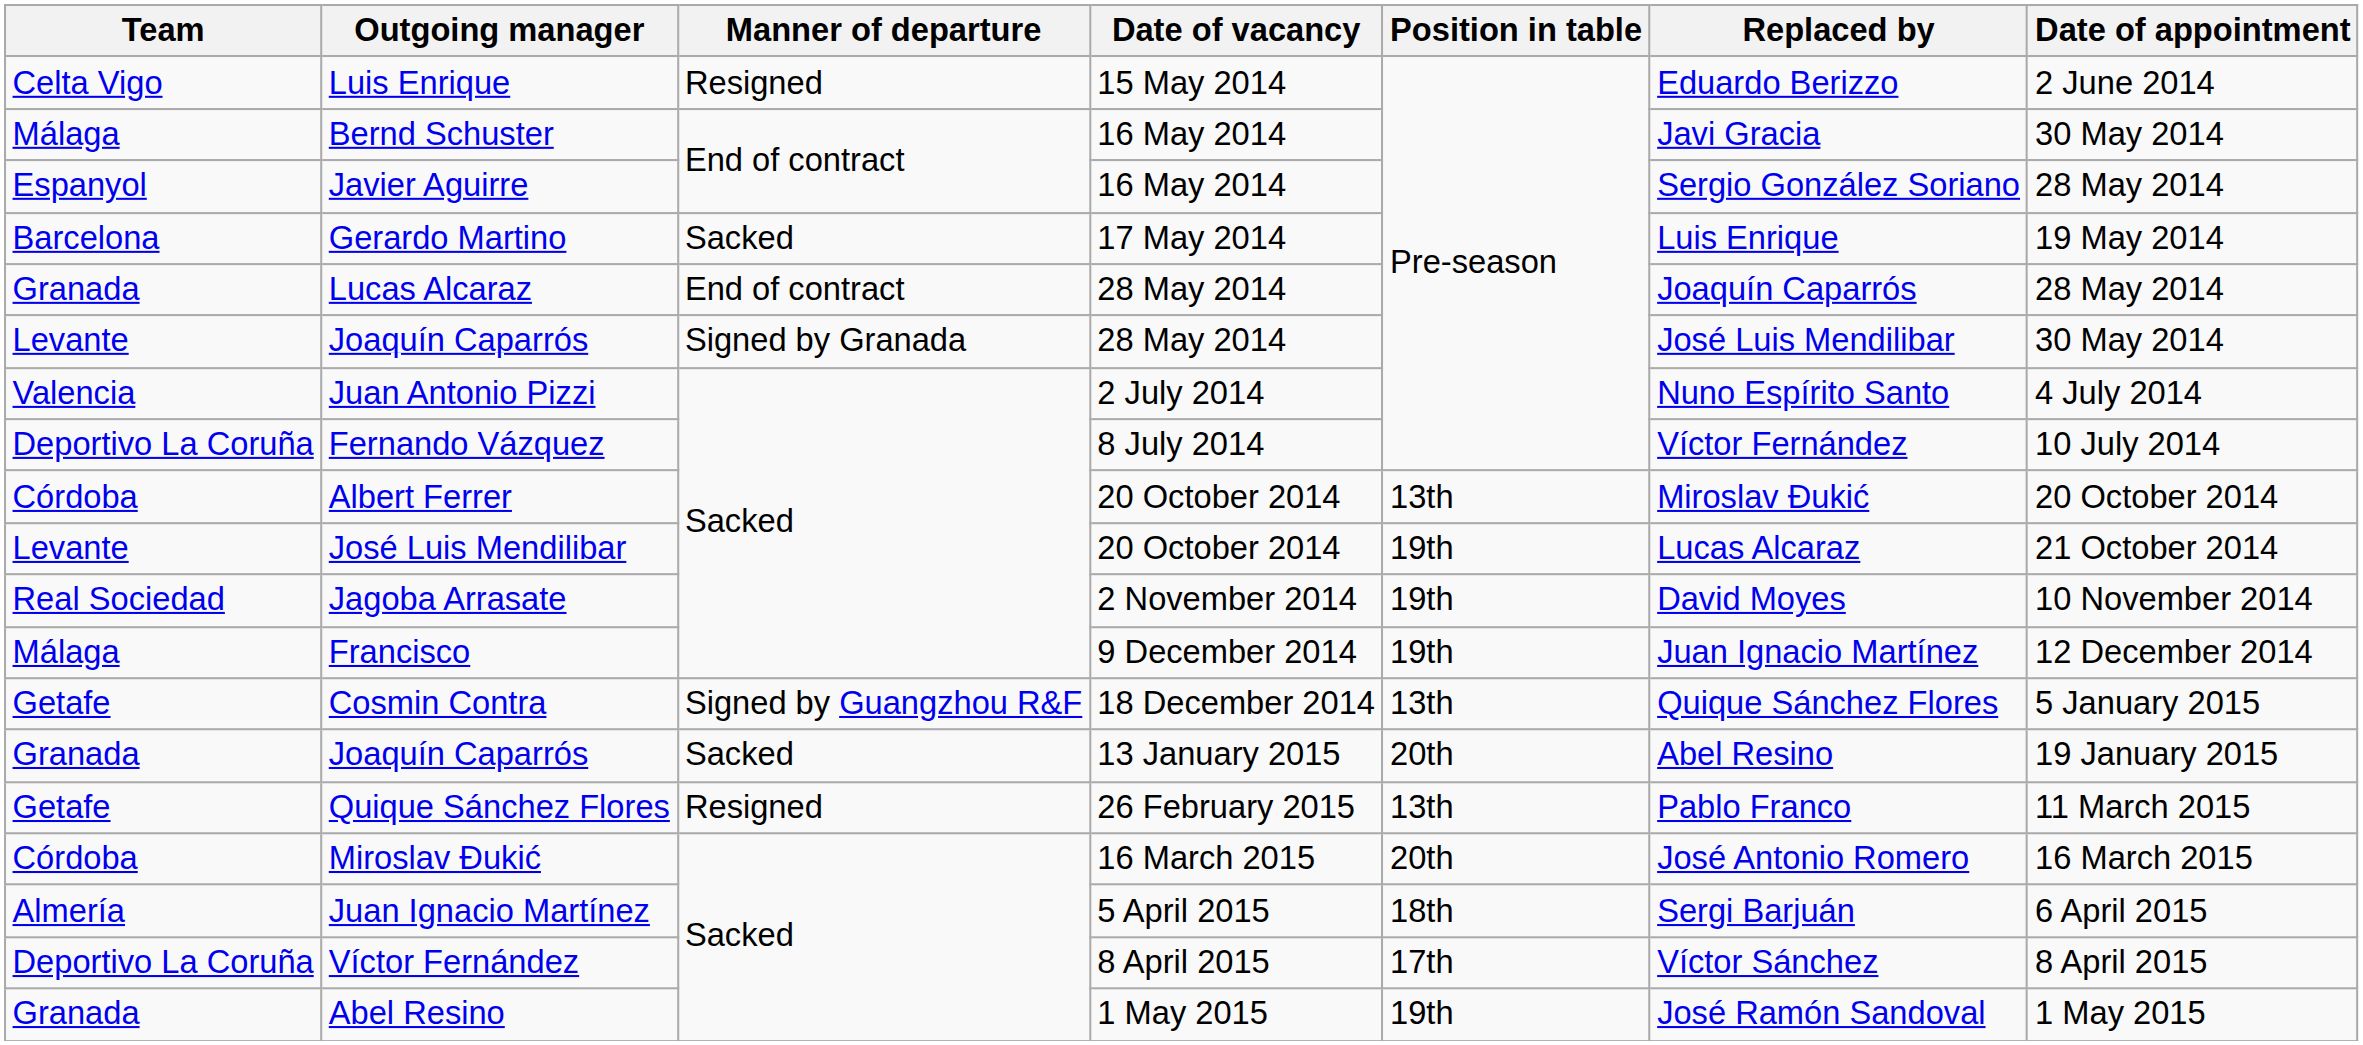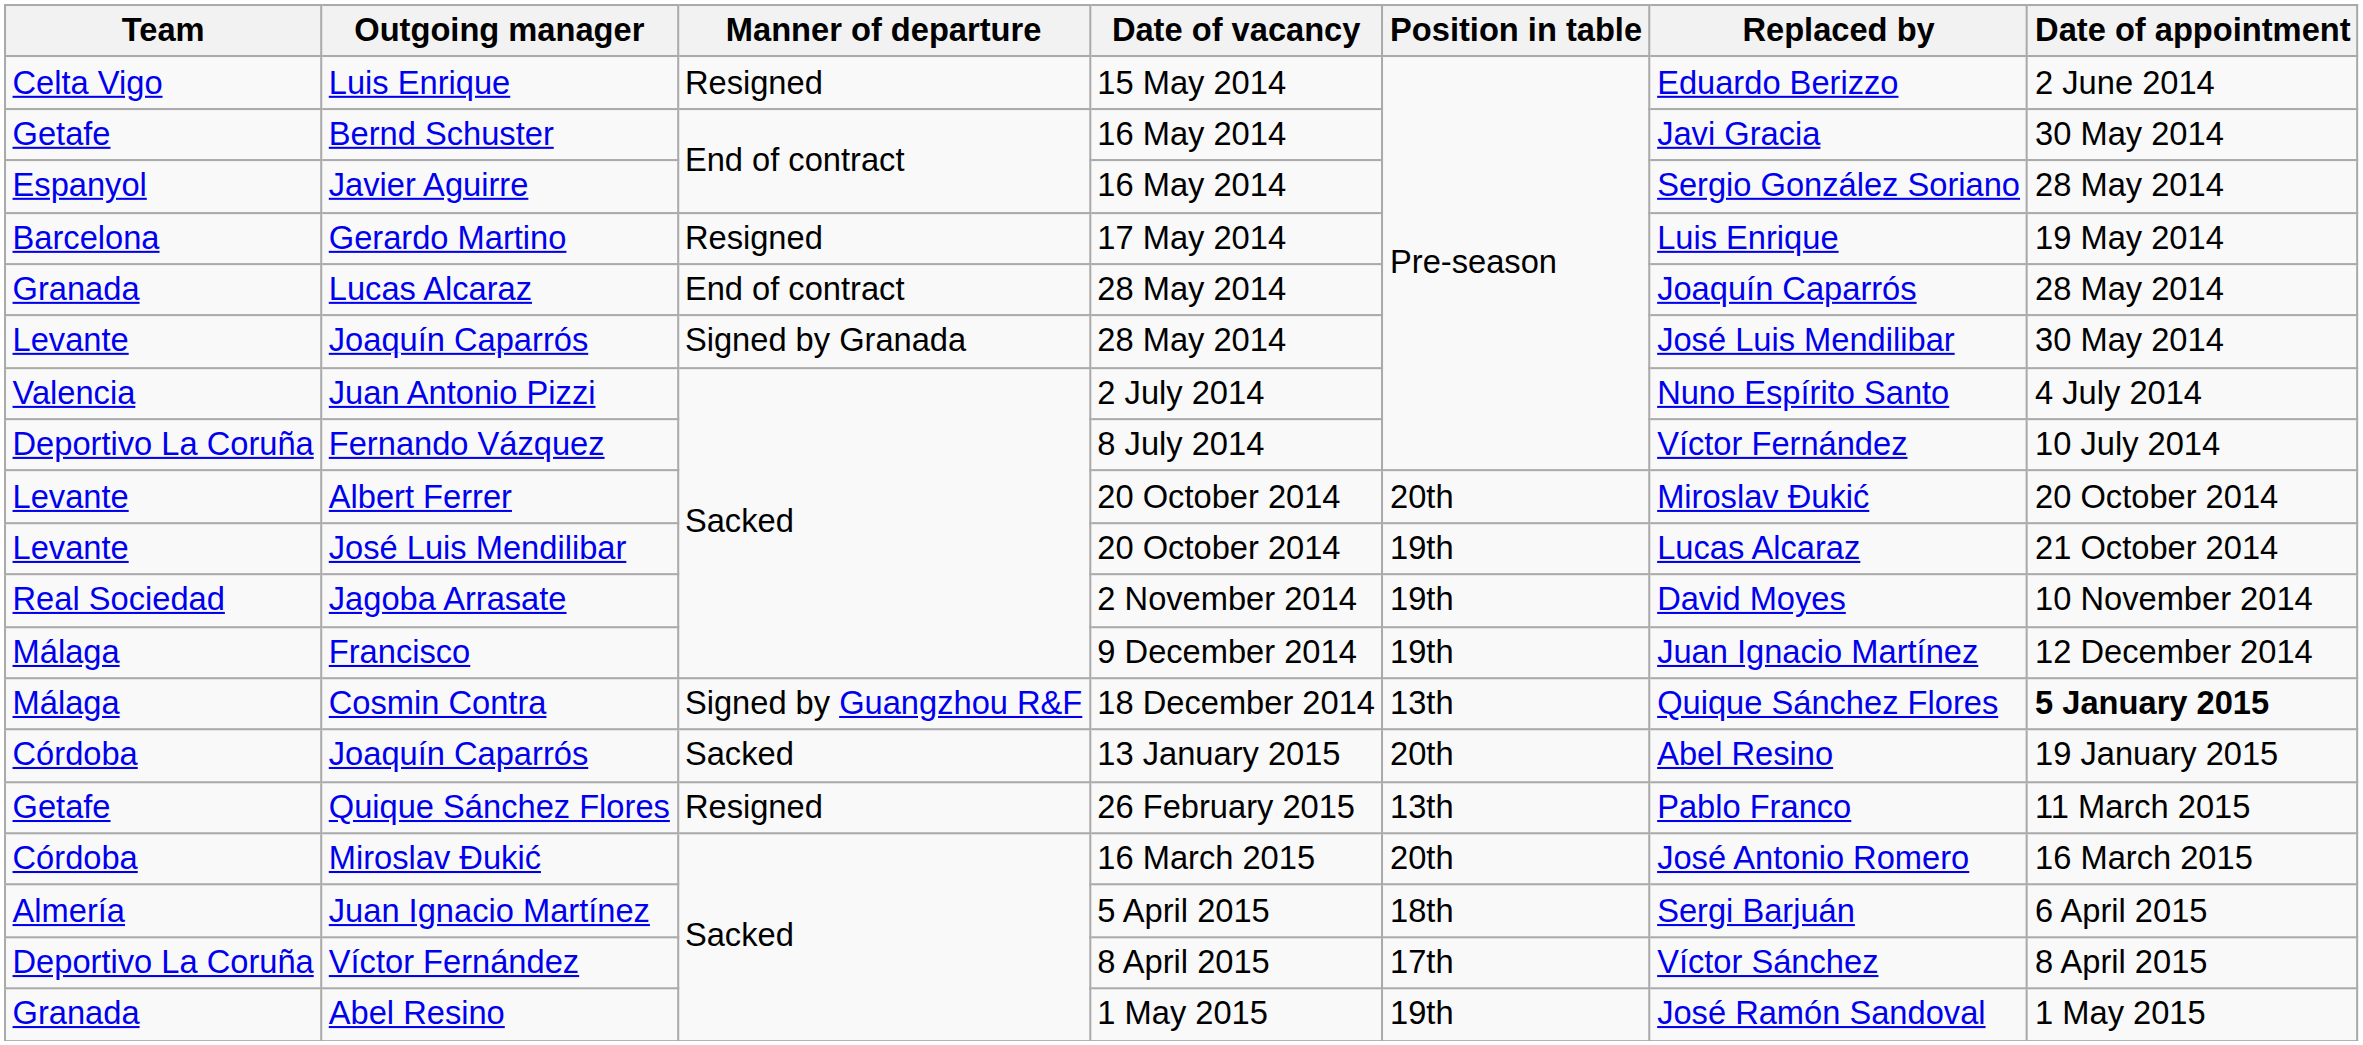(66, 133) Málaga -> (62, 133) Getafe
(739, 237) Sacked -> (754, 237) Resigned
(75, 496) Córdoba -> (71, 496) Levante
(1422, 496) 13th -> (1422, 496) 20th
(62, 703) Getafe -> (66, 703) Málaga
(2148, 703) normal -> (2152, 703) bold
(76, 755) Granada -> (75, 755) Córdoba
